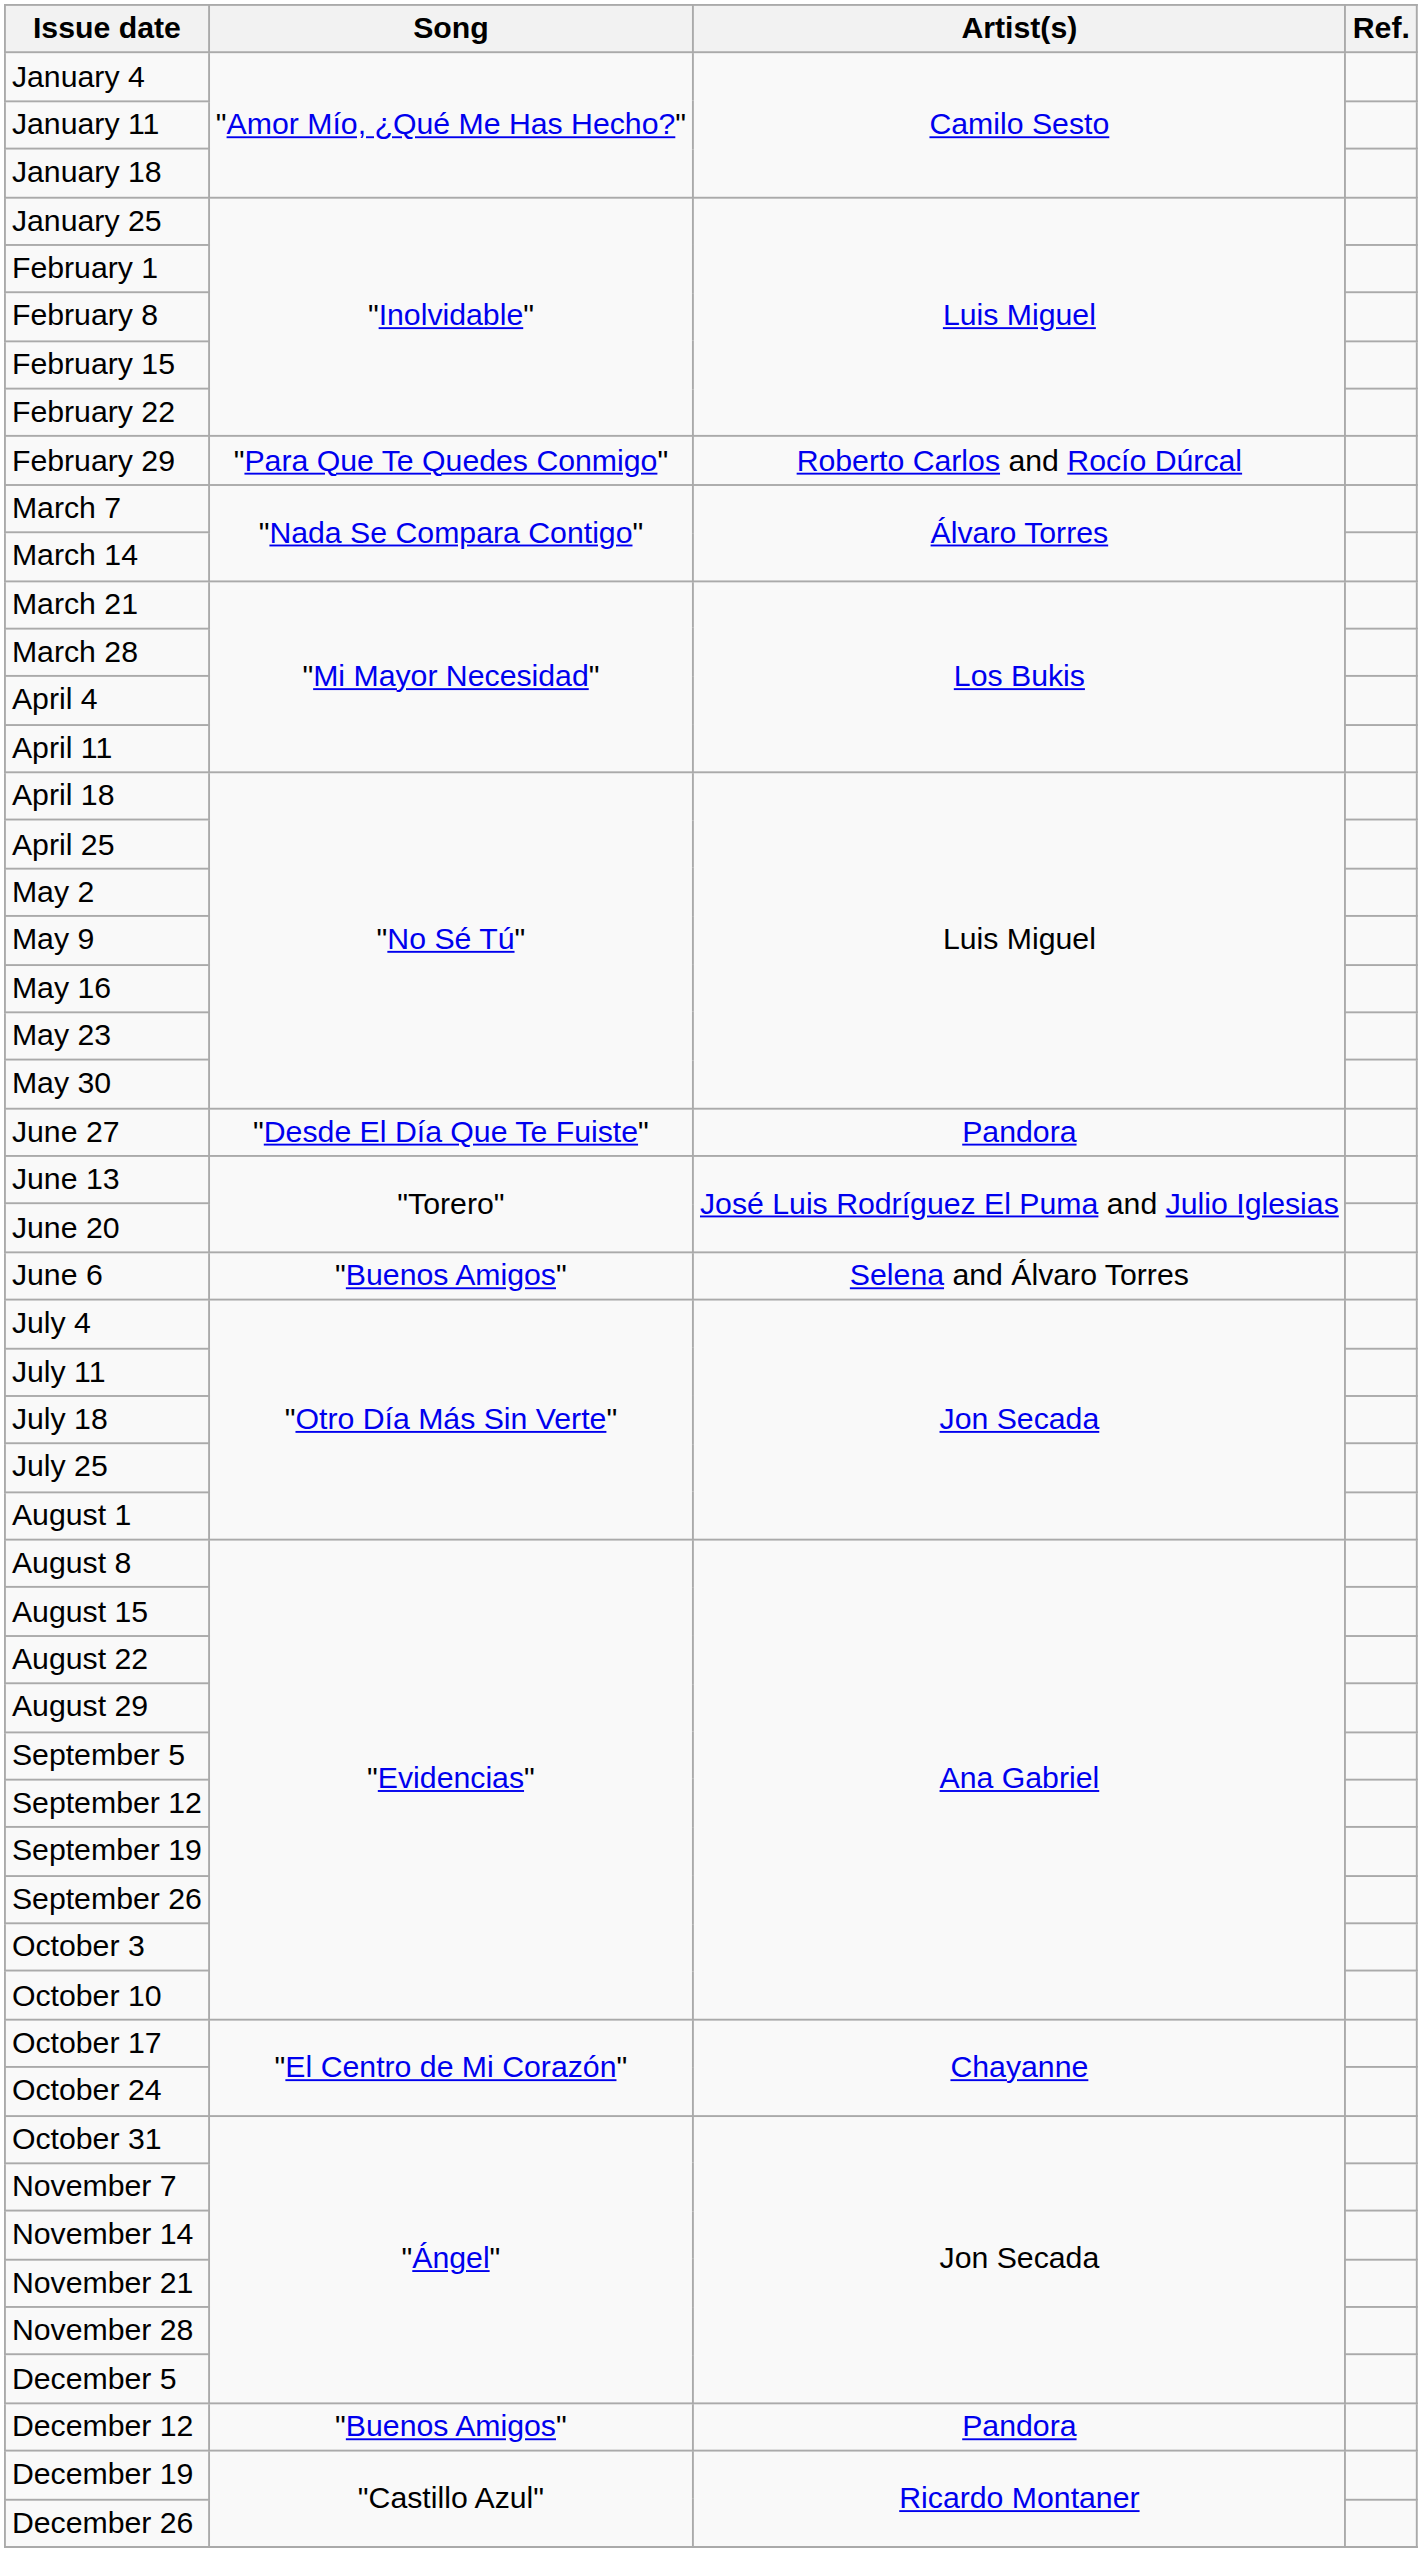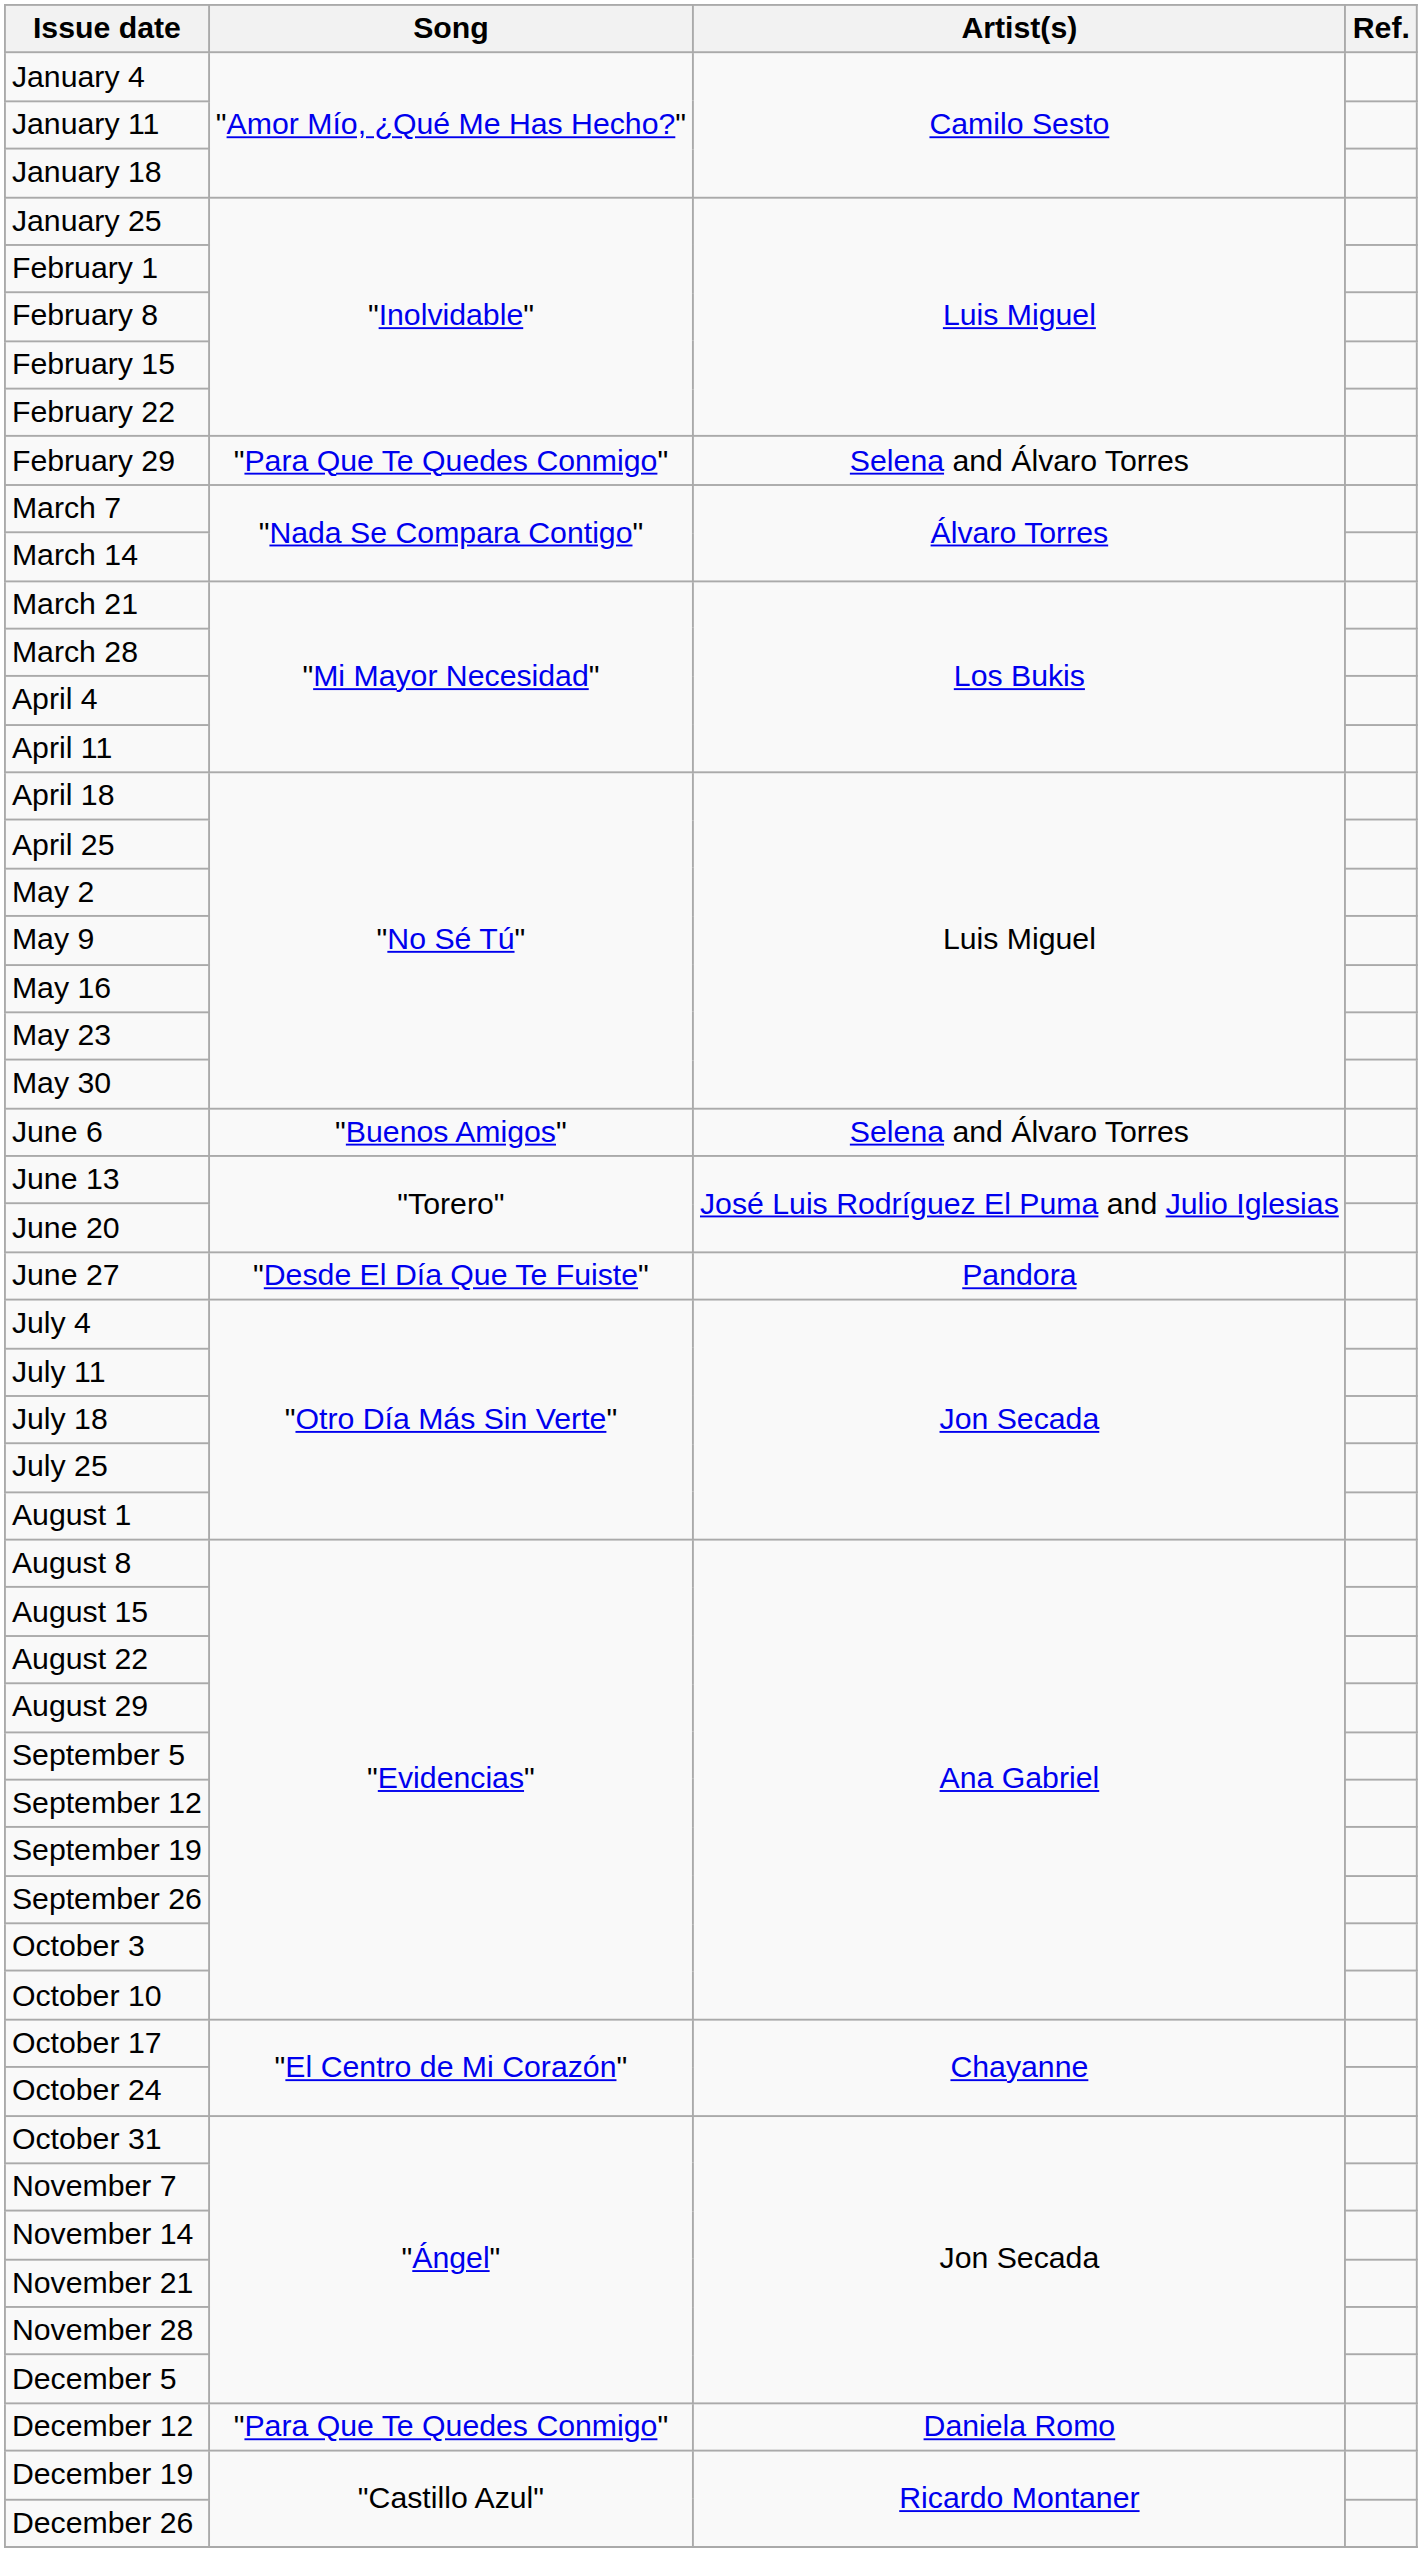(1019, 460) Roberto Carlos and Rocío Dúrcal -> (1019, 460) Selena and Álvaro Torres
rows swapped: (57, 1275) <-> (66, 1131)
(451, 2426) "Buenos Amigos" -> (451, 2426) "Para Que Te Quedes Conmigo"
(1019, 2426) Pandora -> (1019, 2426) Daniela Romo
